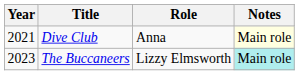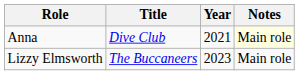columns swapped: (21, 15) <-> (184, 15)
(265, 59) paleturquoise background -> (265, 59) no background
